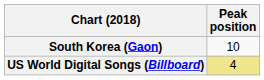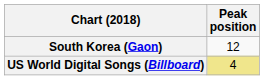(233, 46) 10 -> (233, 46) 12
